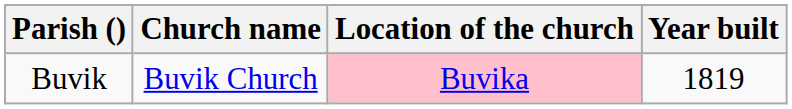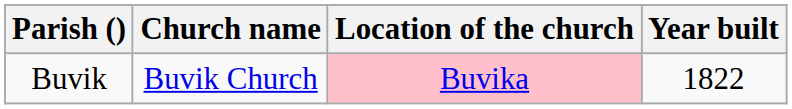(713, 77) 1819 -> (713, 77) 1822
